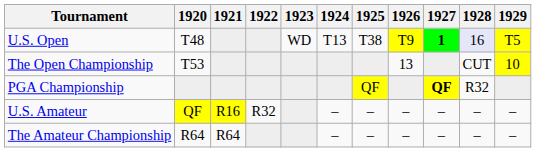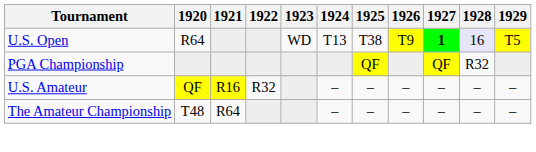(192, 40) T48 -> (192, 40) R64
- row: (80, 64)
(441, 88) bold -> (441, 64) normal
(192, 135) R64 -> (192, 111) T48
